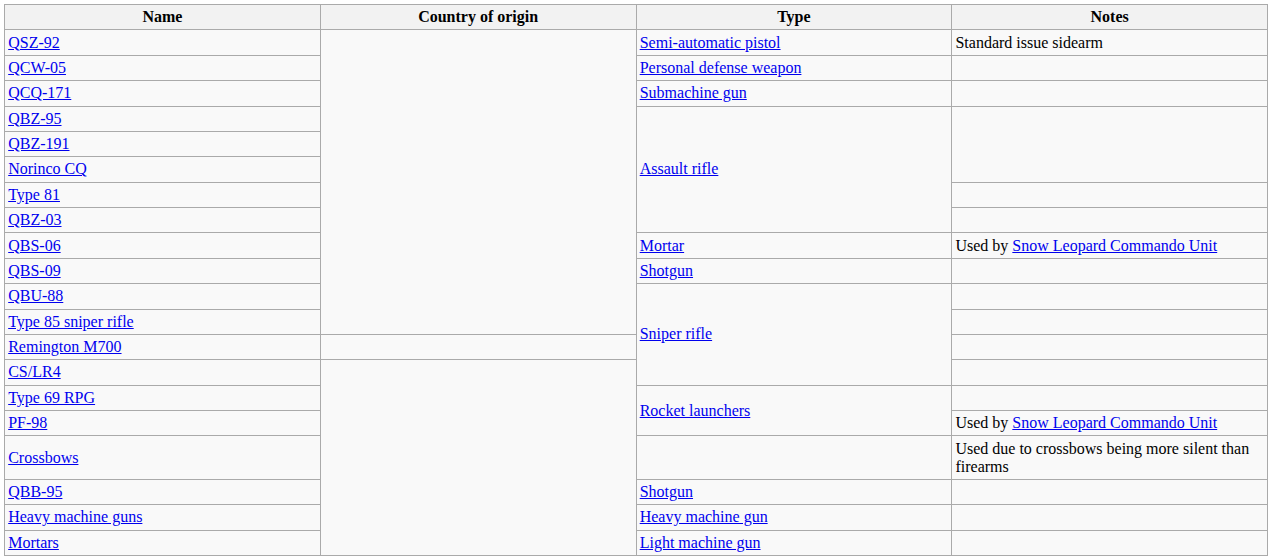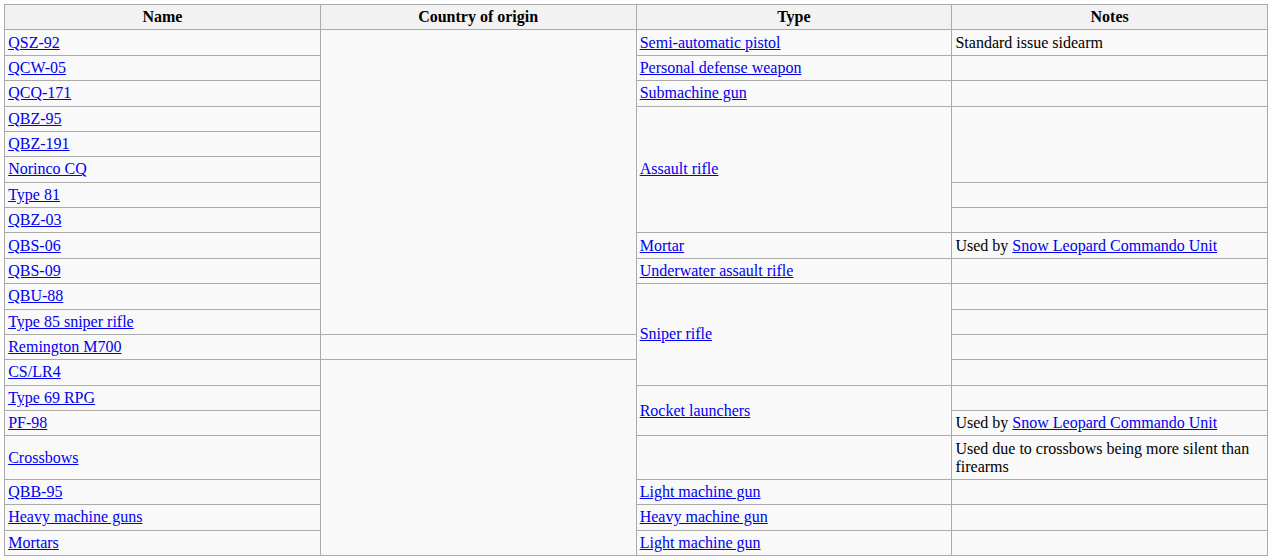(666, 270) Shotgun -> (717, 270) Underwater assault rifle
(666, 491) Shotgun -> (700, 491) Light machine gun
